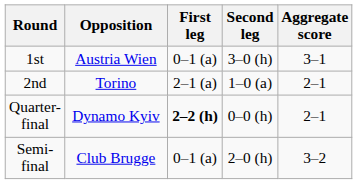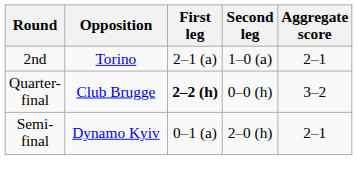- row: (35, 58)
(116, 116) Dynamo Kyiv -> (116, 91) Club Brugge
(315, 116) 2–1 -> (315, 91) 3–2
(116, 157) Club Brugge -> (116, 133) Dynamo Kyiv
(315, 157) 3–2 -> (315, 133) 2–1
